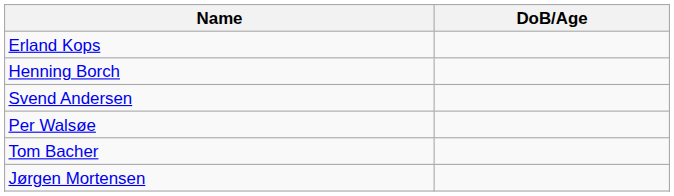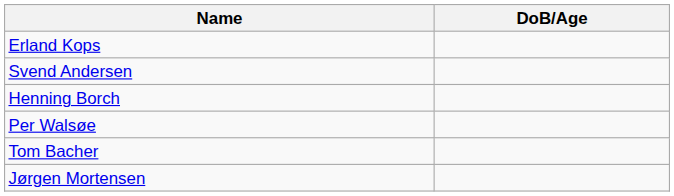rows swapped: (70, 98) <-> (64, 72)
